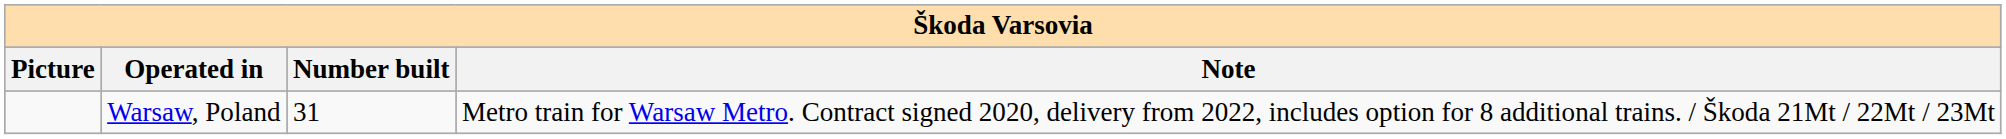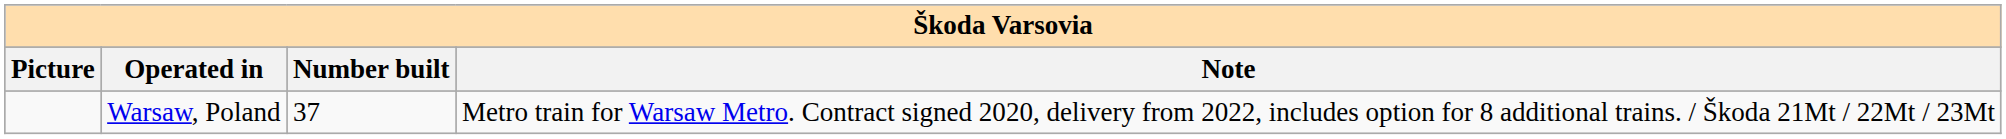(306, 111) 31 -> (306, 111) 37
